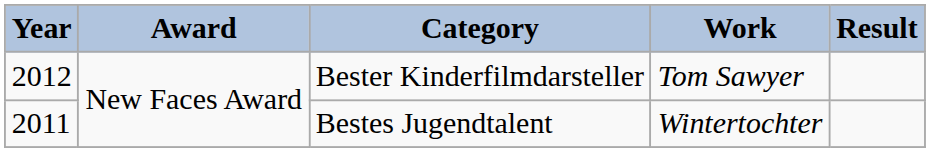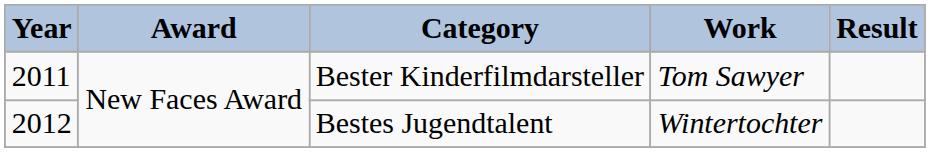(42, 75) 2012 -> (41, 75) 2011
(41, 123) 2011 -> (42, 123) 2012
